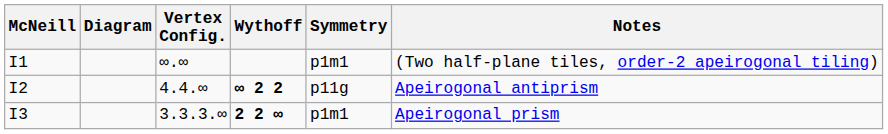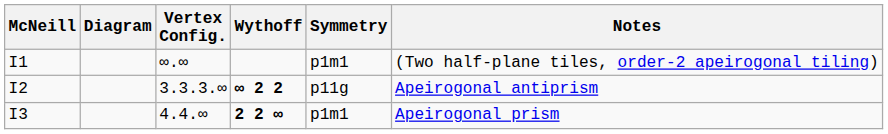(183, 89) 4.4.∞ -> (193, 89) 3.3.3.∞
(193, 115) 3.3.3.∞ -> (183, 115) 4.4.∞
